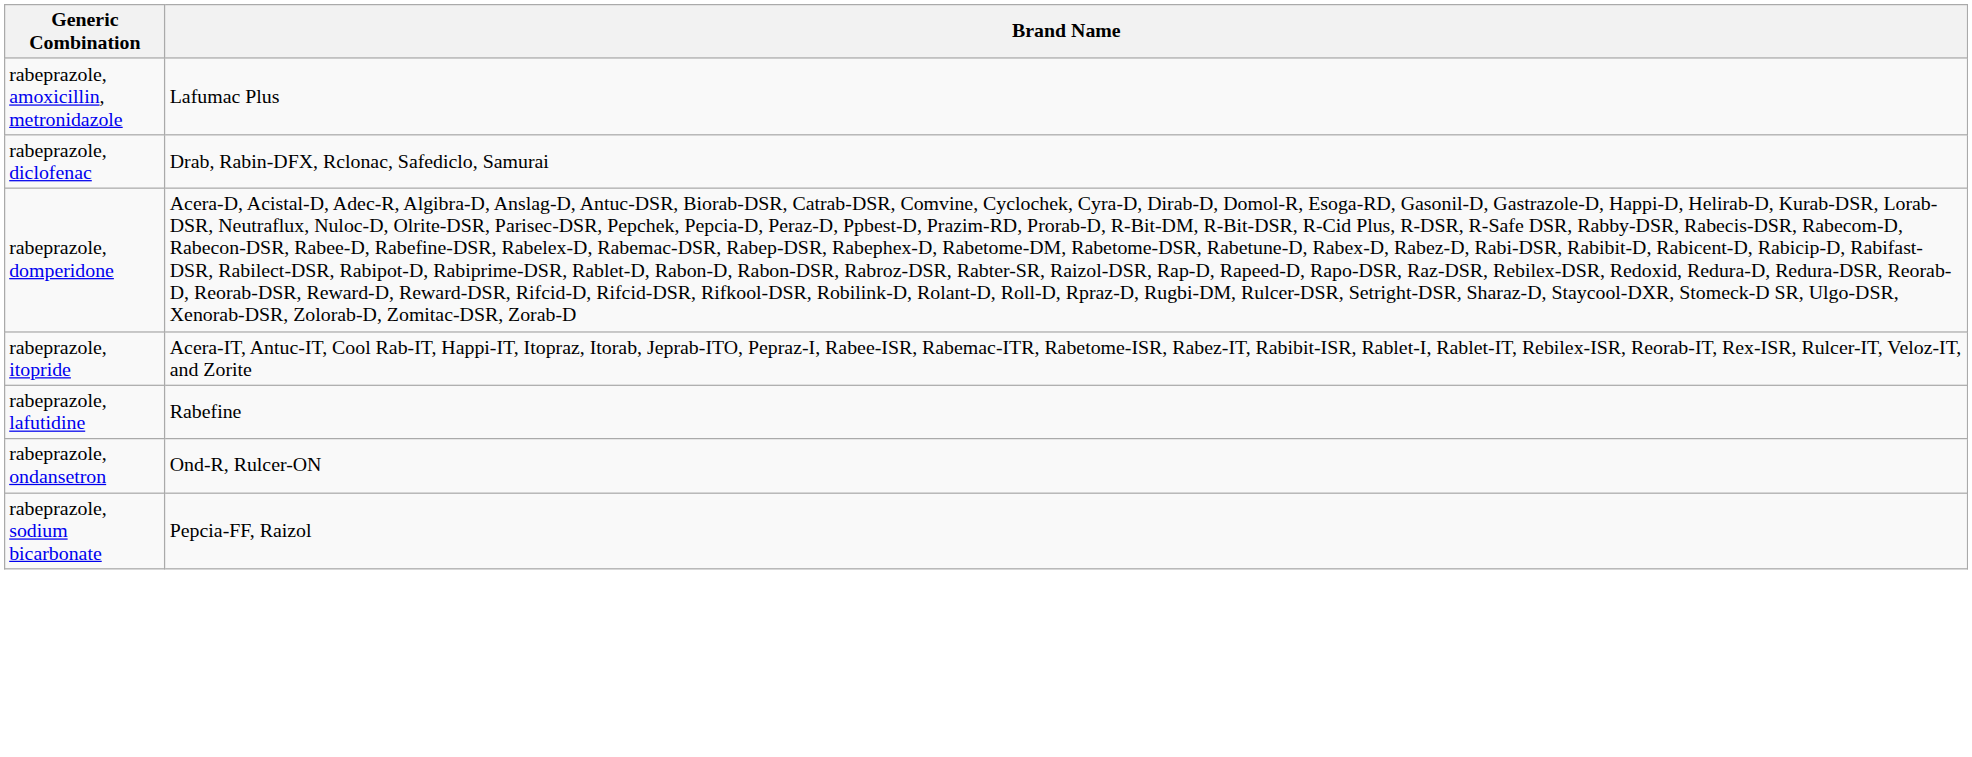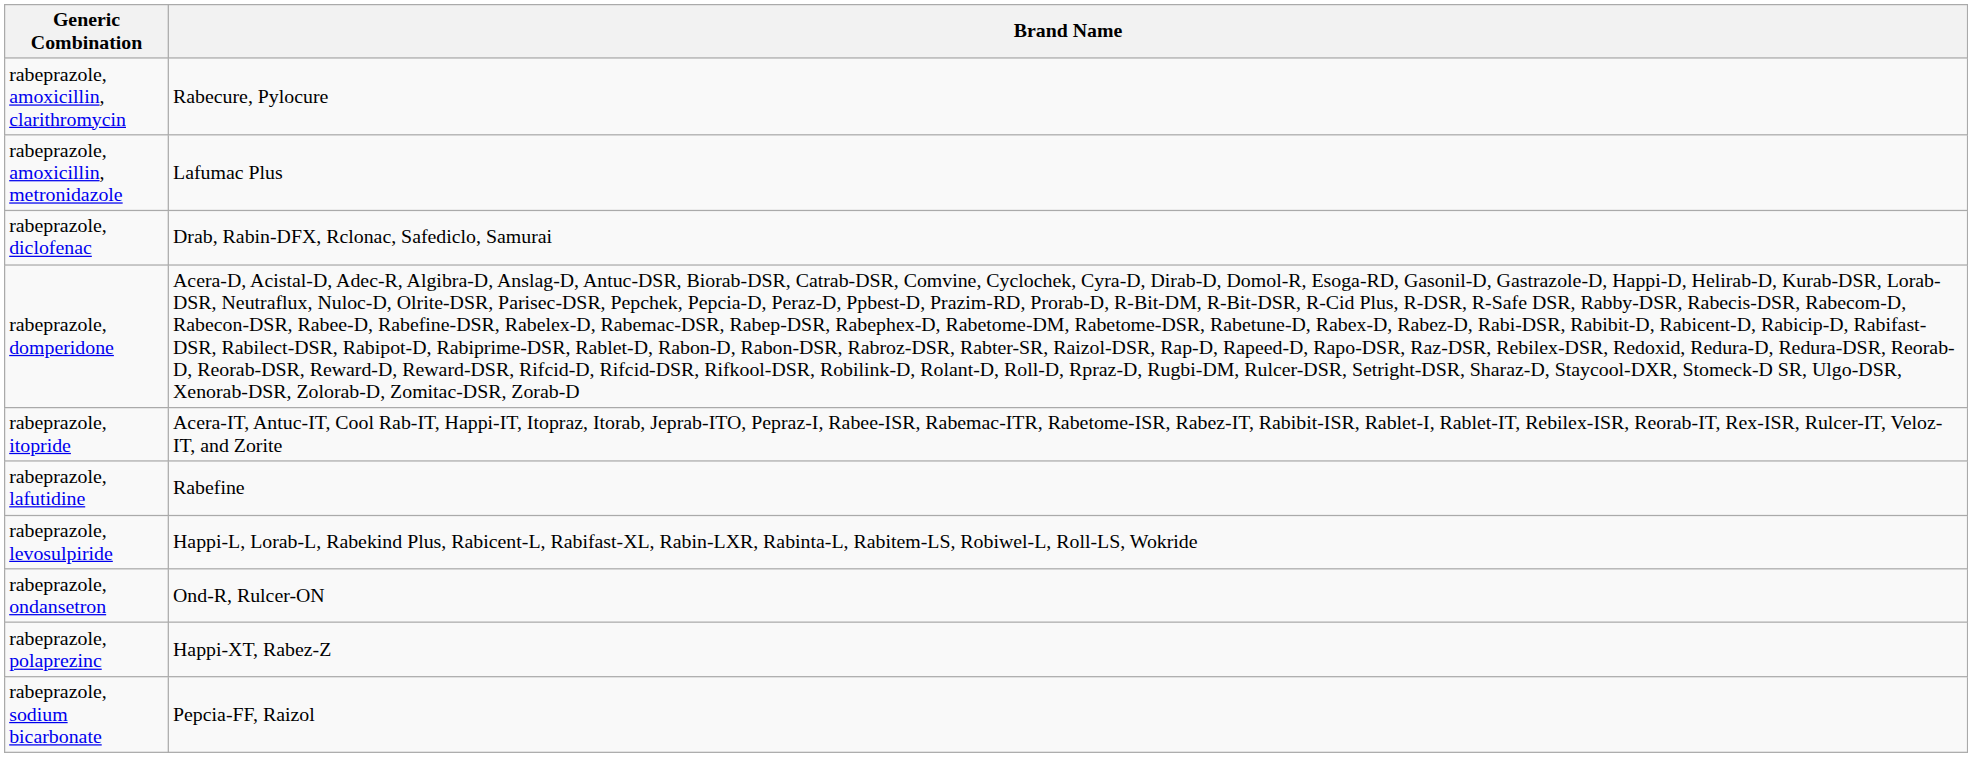+ row: (68, 96)
+ row: (61, 541)
+ row: (58, 649)
